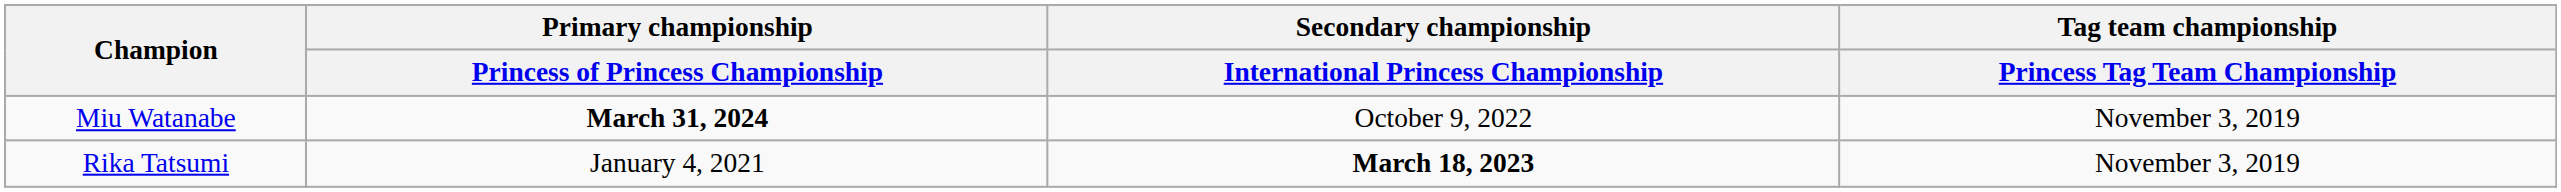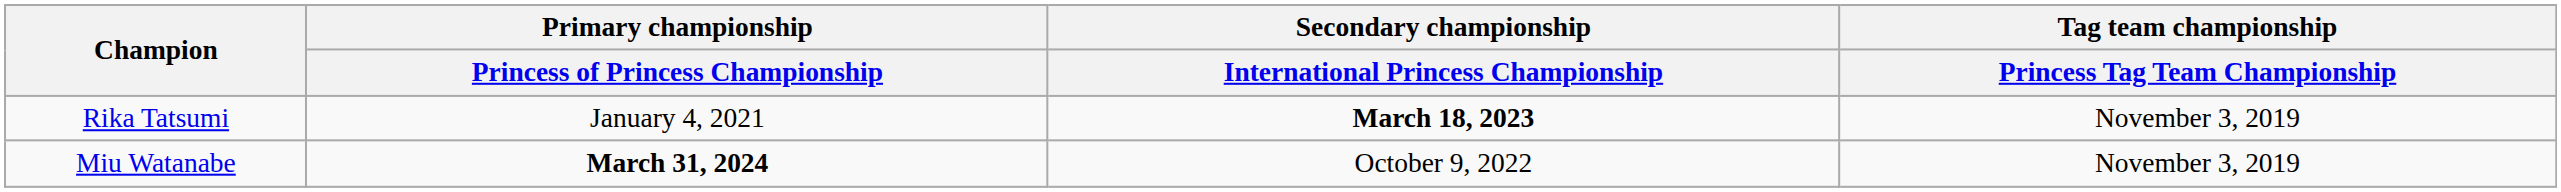rows swapped: (156, 162) <-> (156, 117)
